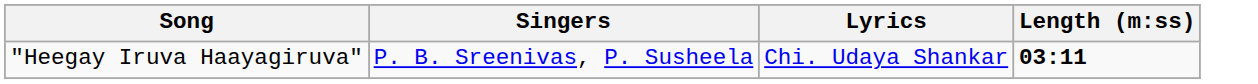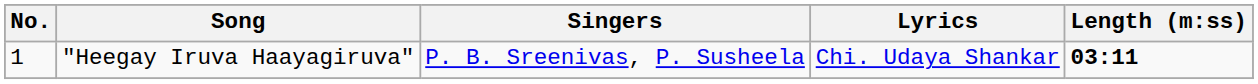+ column: (31, 24)
